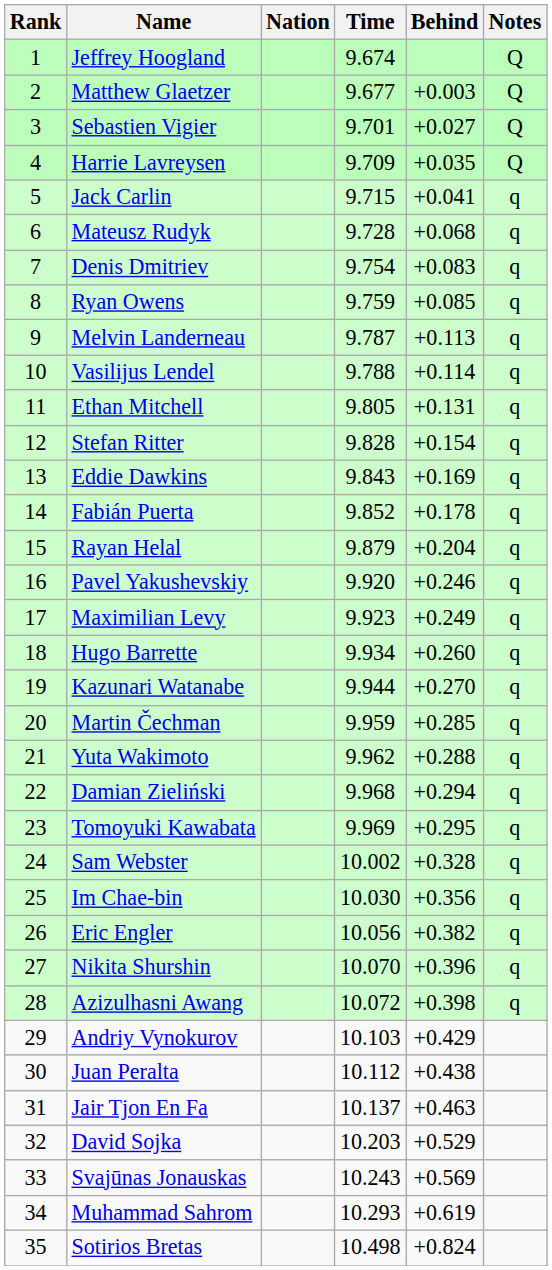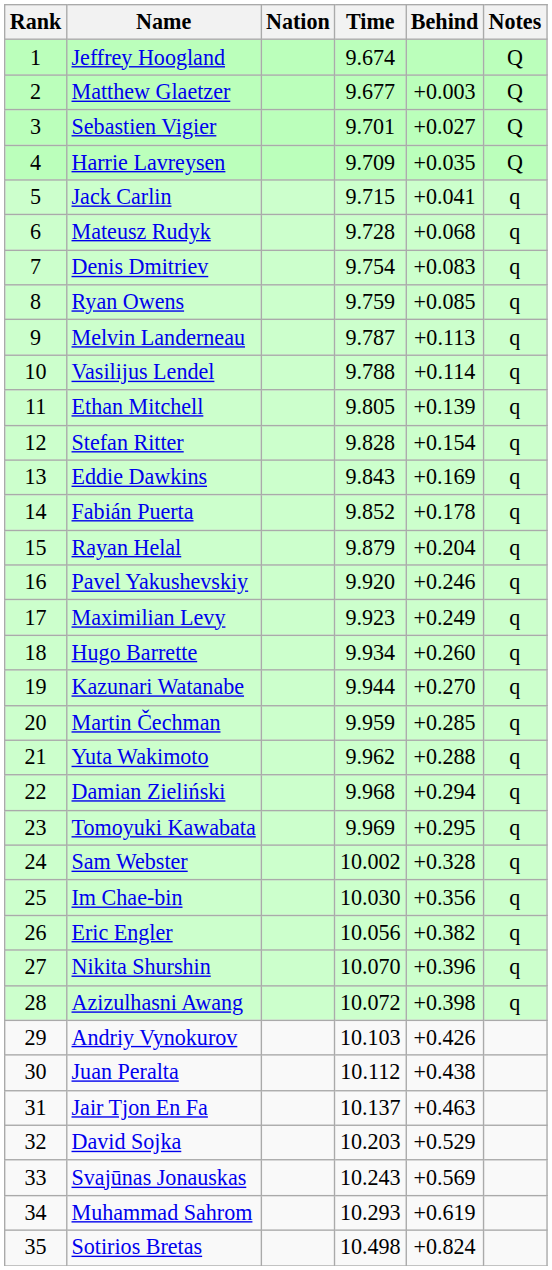(445, 407) +0.131 -> (445, 407) +0.139
(445, 1037) +0.429 -> (445, 1037) +0.426
